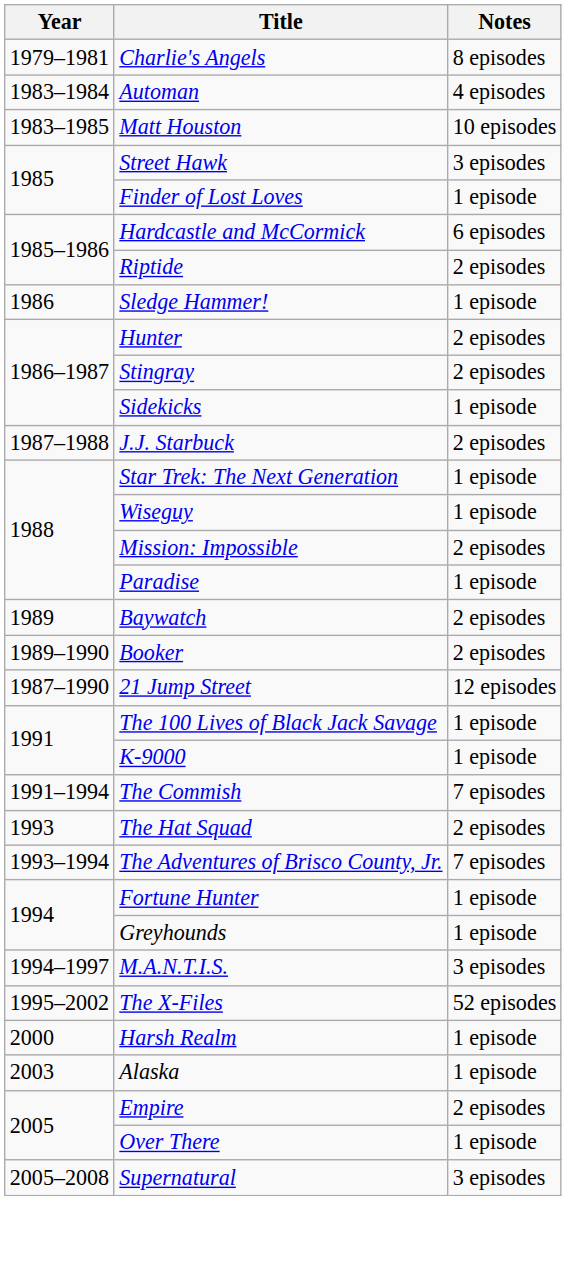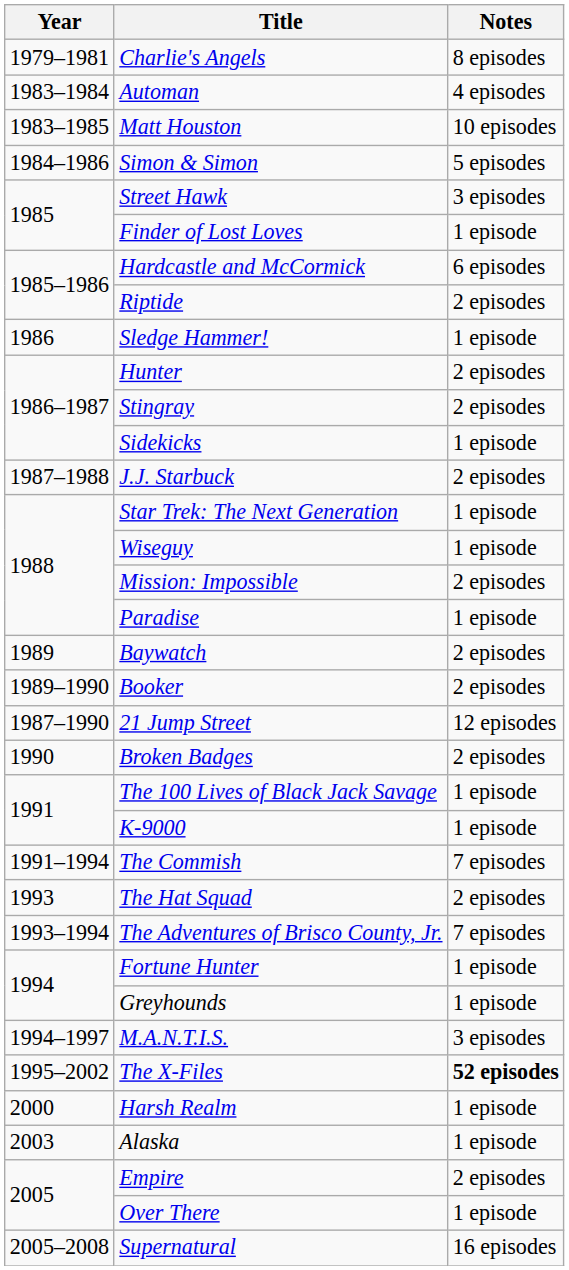+ row: (189, 162)
+ row: (186, 757)
(505, 1002) normal -> (506, 1072) bold
(499, 1177) 3 episodes -> (505, 1247) 16 episodes
